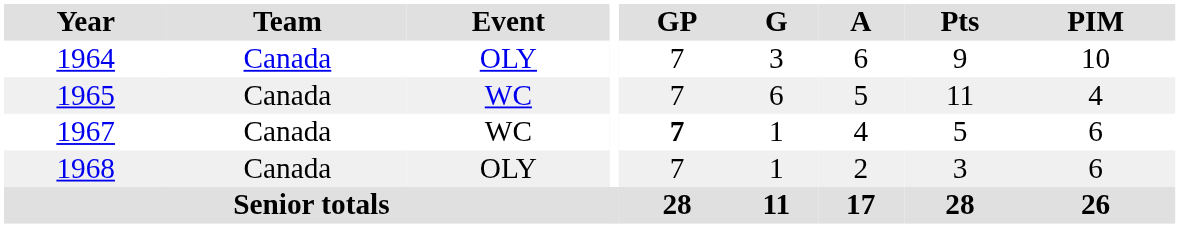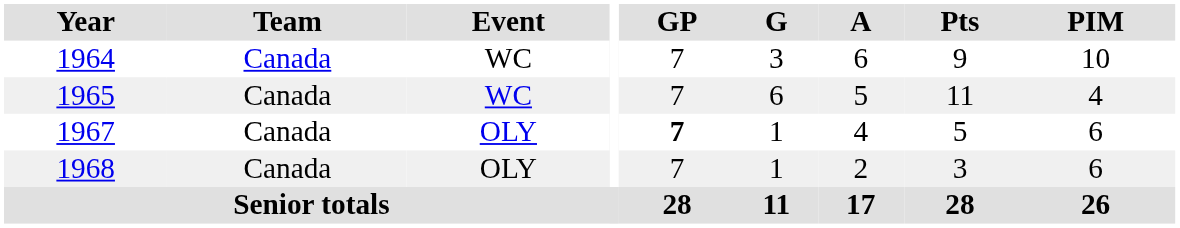(508, 58) OLY -> (508, 58) WC
(508, 131) WC -> (508, 131) OLY
